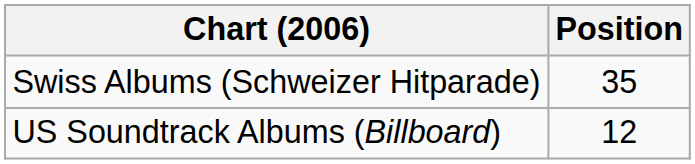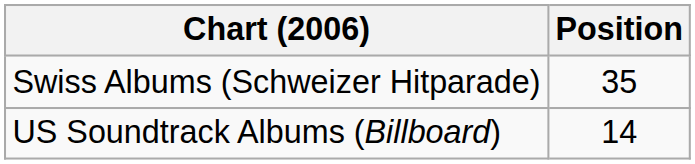(619, 132) 12 -> (619, 132) 14
